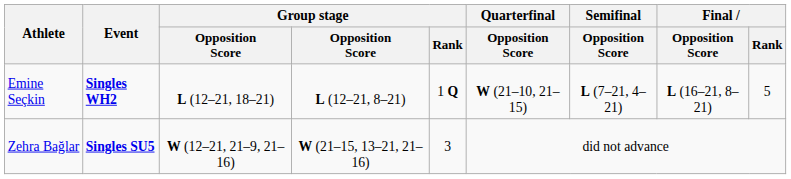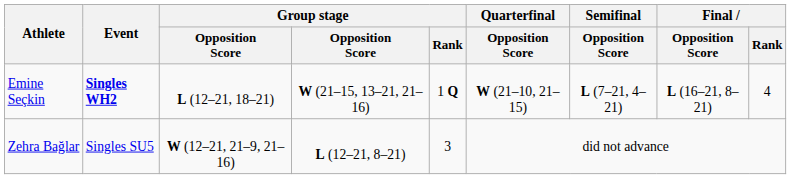(361, 99) L (12–21, 8–21) -> (361, 99) W (21–15, 13–21, 21–16)
(767, 91) 5 -> (767, 91) 4
(120, 146) bold -> (120, 146) normal
(361, 154) W (21–15, 13–21, 21–16) -> (361, 154) L (12–21, 8–21)
